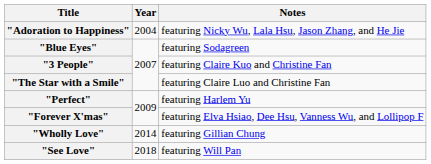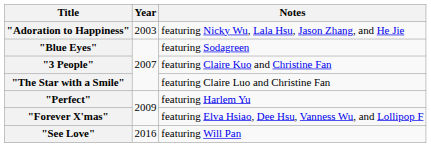(145, 30) 2004 -> (145, 30) 2003
- row: (68, 133)
(145, 151) 2018 -> (145, 133) 2016
